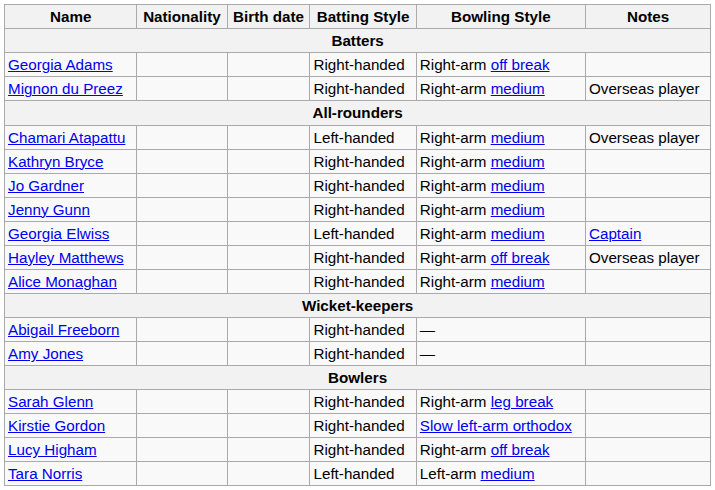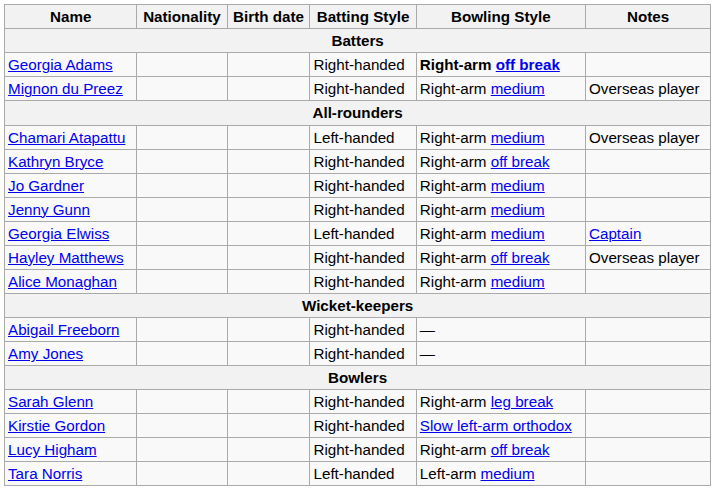(485, 65) normal -> (490, 65) bold
(482, 161) Right-arm medium -> (485, 161) Right-arm off break
